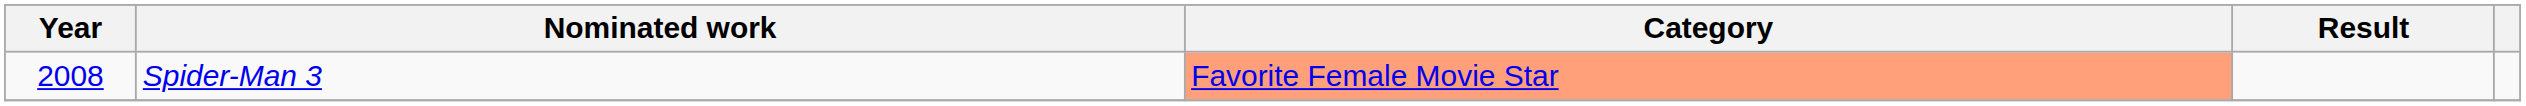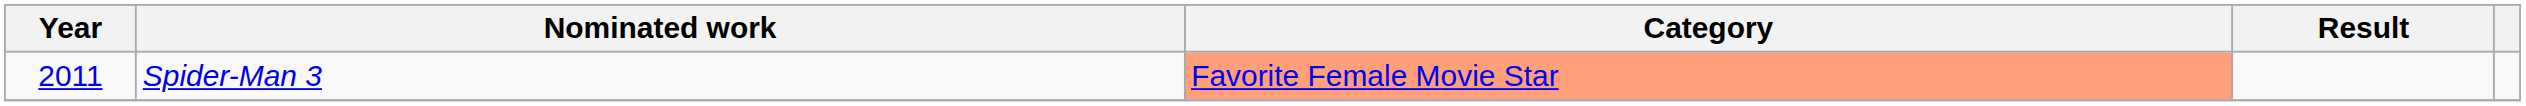(70, 75) 2008 -> (70, 75) 2011
